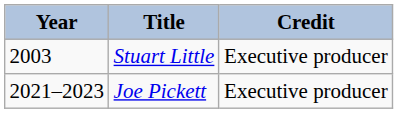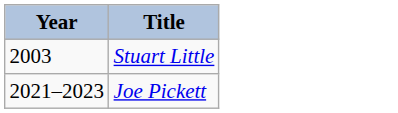- column: (306, 21)
